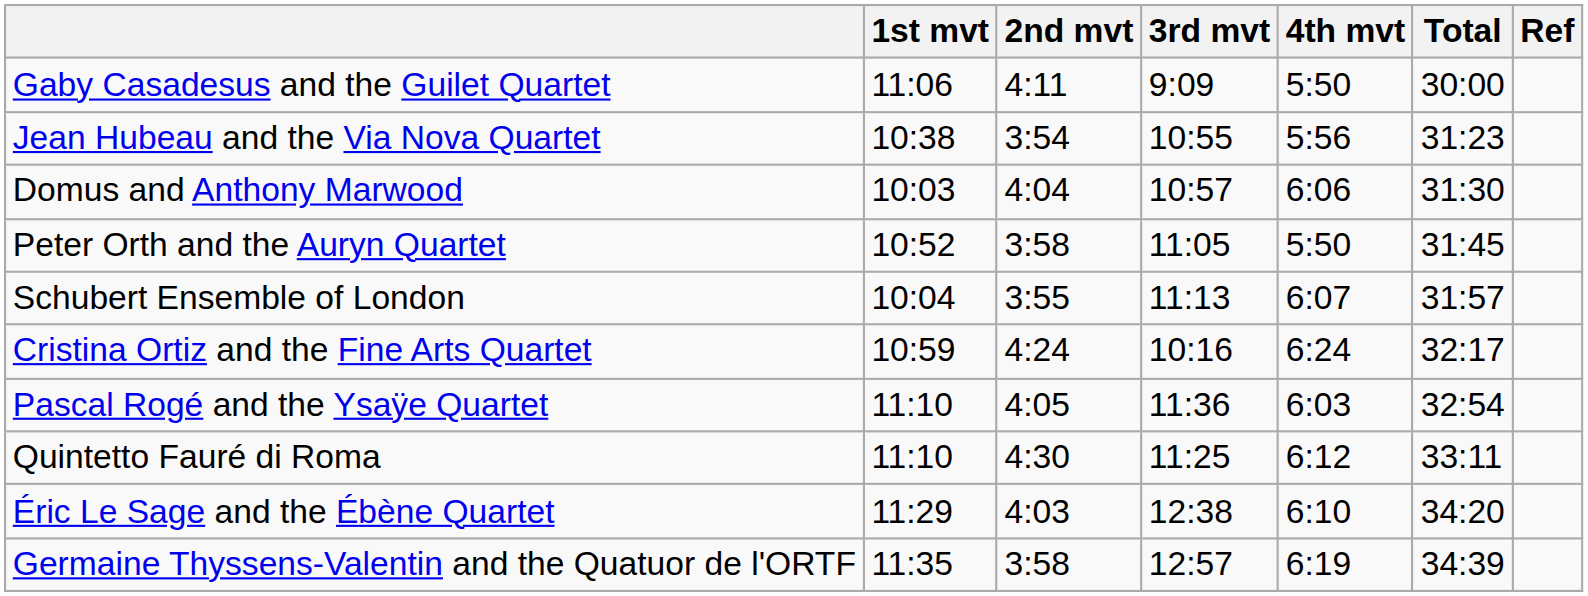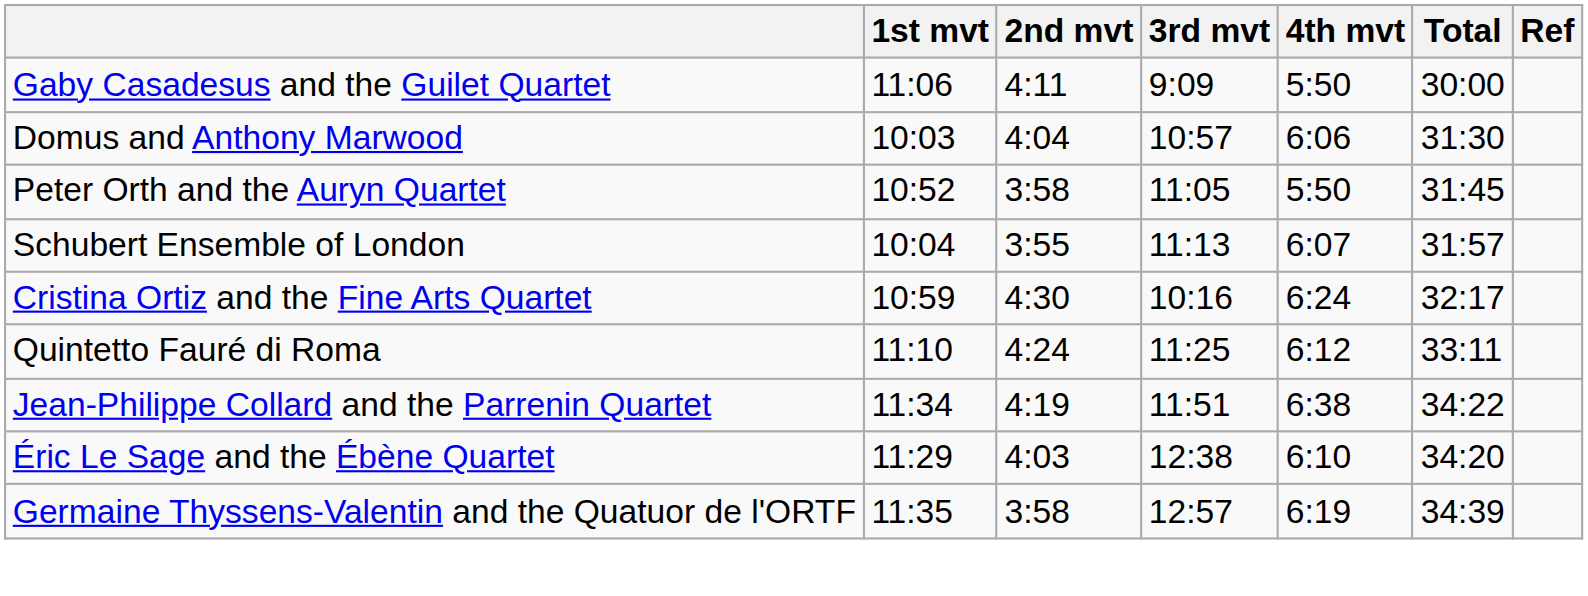- row: (307, 137)
(1037, 350) 4:24 -> (1037, 297) 4:30
- row: (281, 404)
(1037, 457) 4:30 -> (1037, 350) 4:24
+ row: (362, 404)
